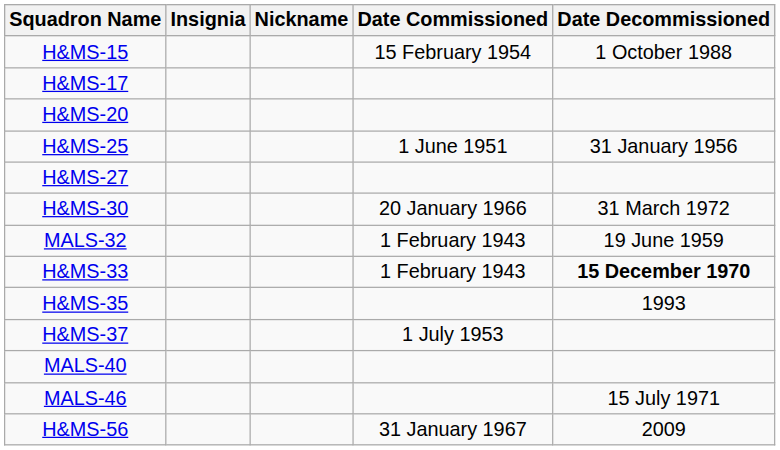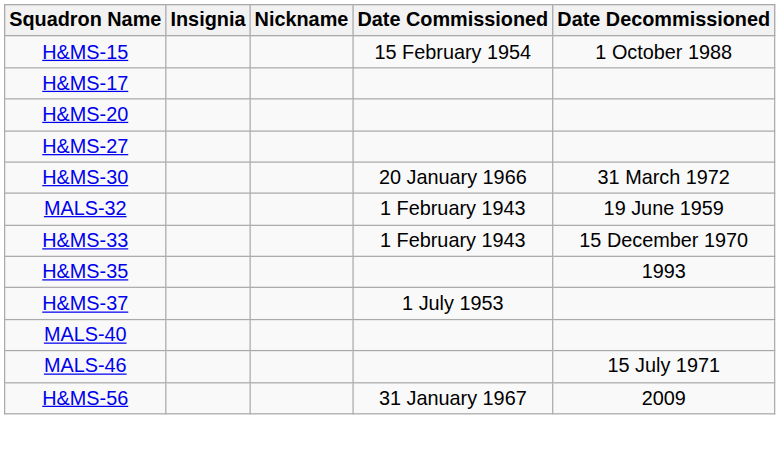- row: (85, 146)
(664, 271) bold -> (664, 240) normal
